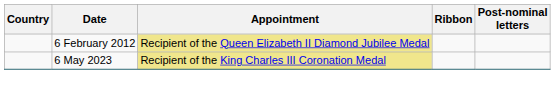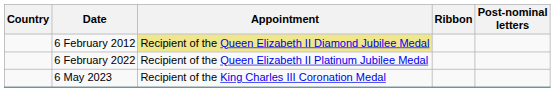+ row: (95, 60)
(263, 60) khaki background -> (263, 78) no background
